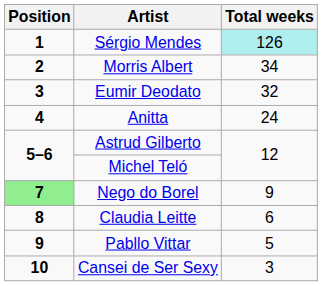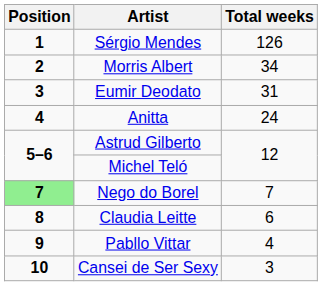(270, 42) paleturquoise background -> (270, 42) no background
(270, 92) 32 -> (270, 92) 31
(270, 192) 9 -> (270, 192) 7
(270, 243) 5 -> (270, 243) 4
